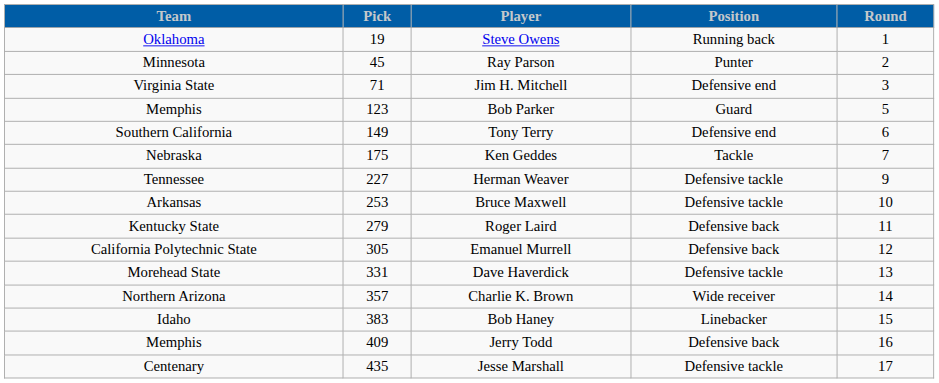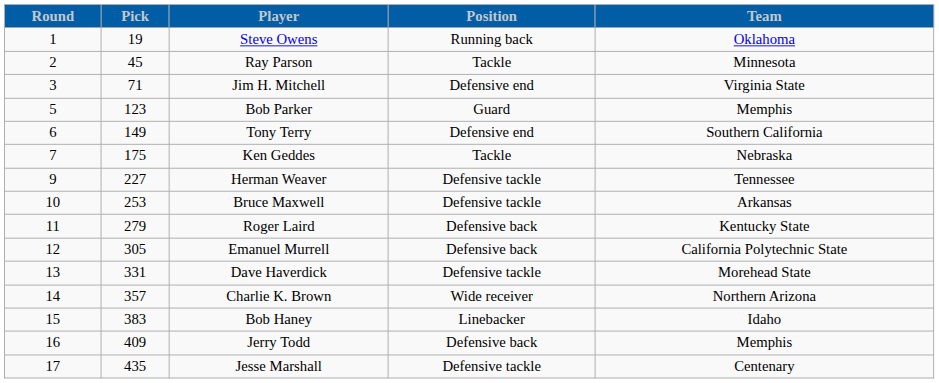columns swapped: (885, 16) <-> (174, 16)
(734, 62) Punter -> (492, 62) Tackle
